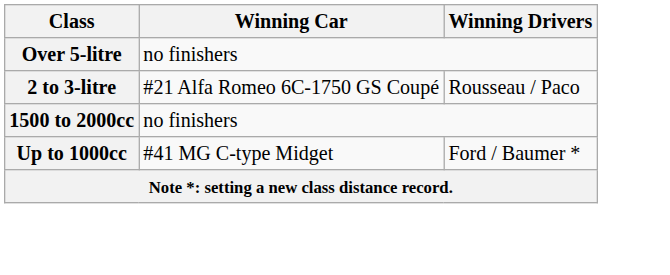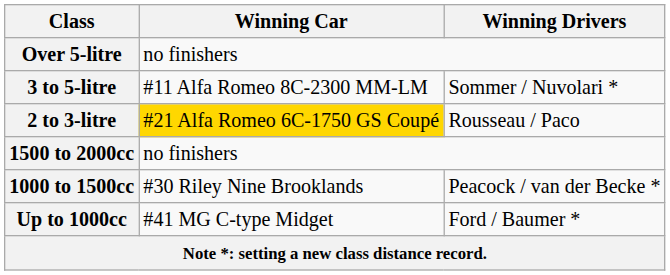+ row: (72, 87)
(291, 87) no background -> (291, 120) gold background
+ row: (72, 186)
